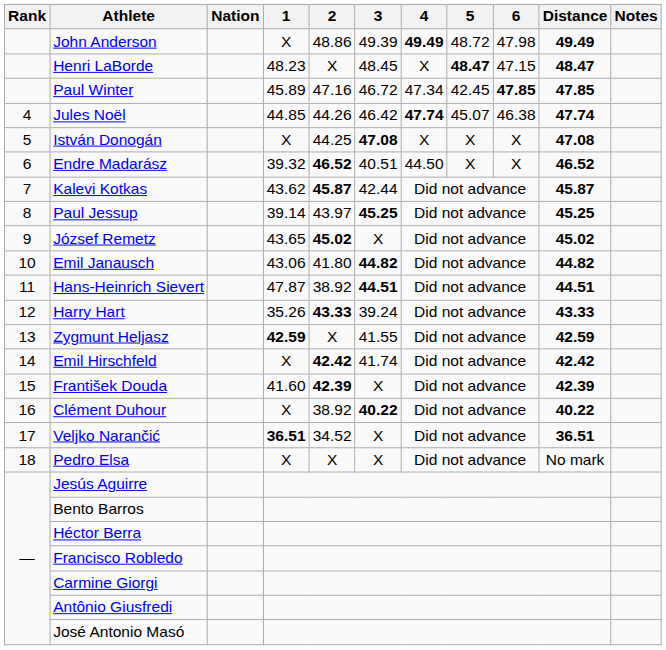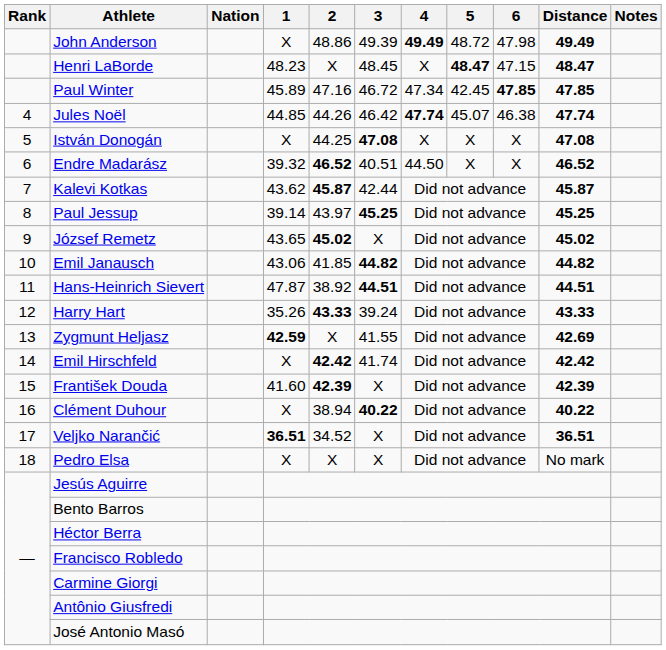(332, 262) 41.80 -> (332, 262) 41.85
(575, 336) 42.59 -> (575, 336) 42.69
(332, 410) 38.92 -> (332, 410) 38.94
